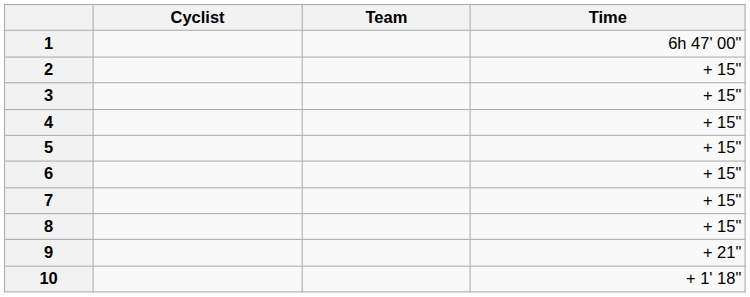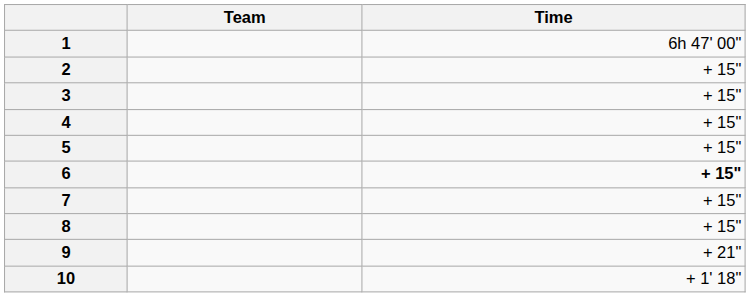- column: (198, 17)
(722, 174) normal -> (721, 174) bold
